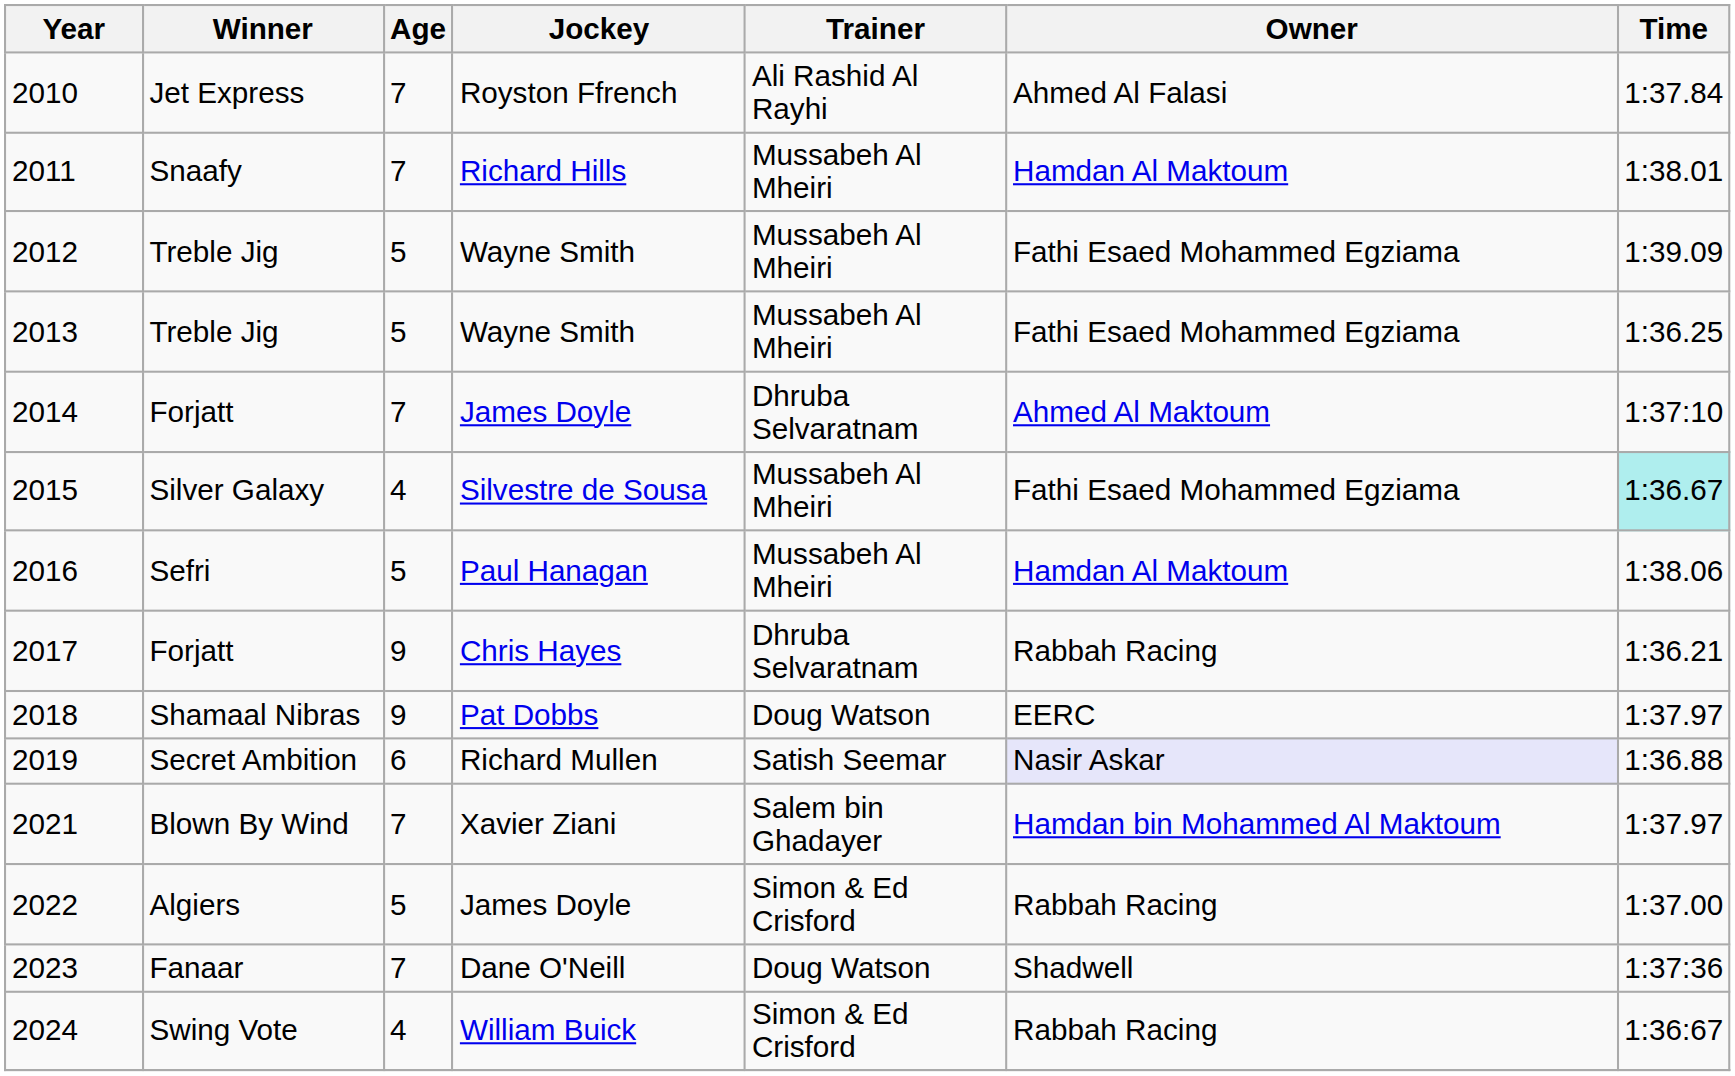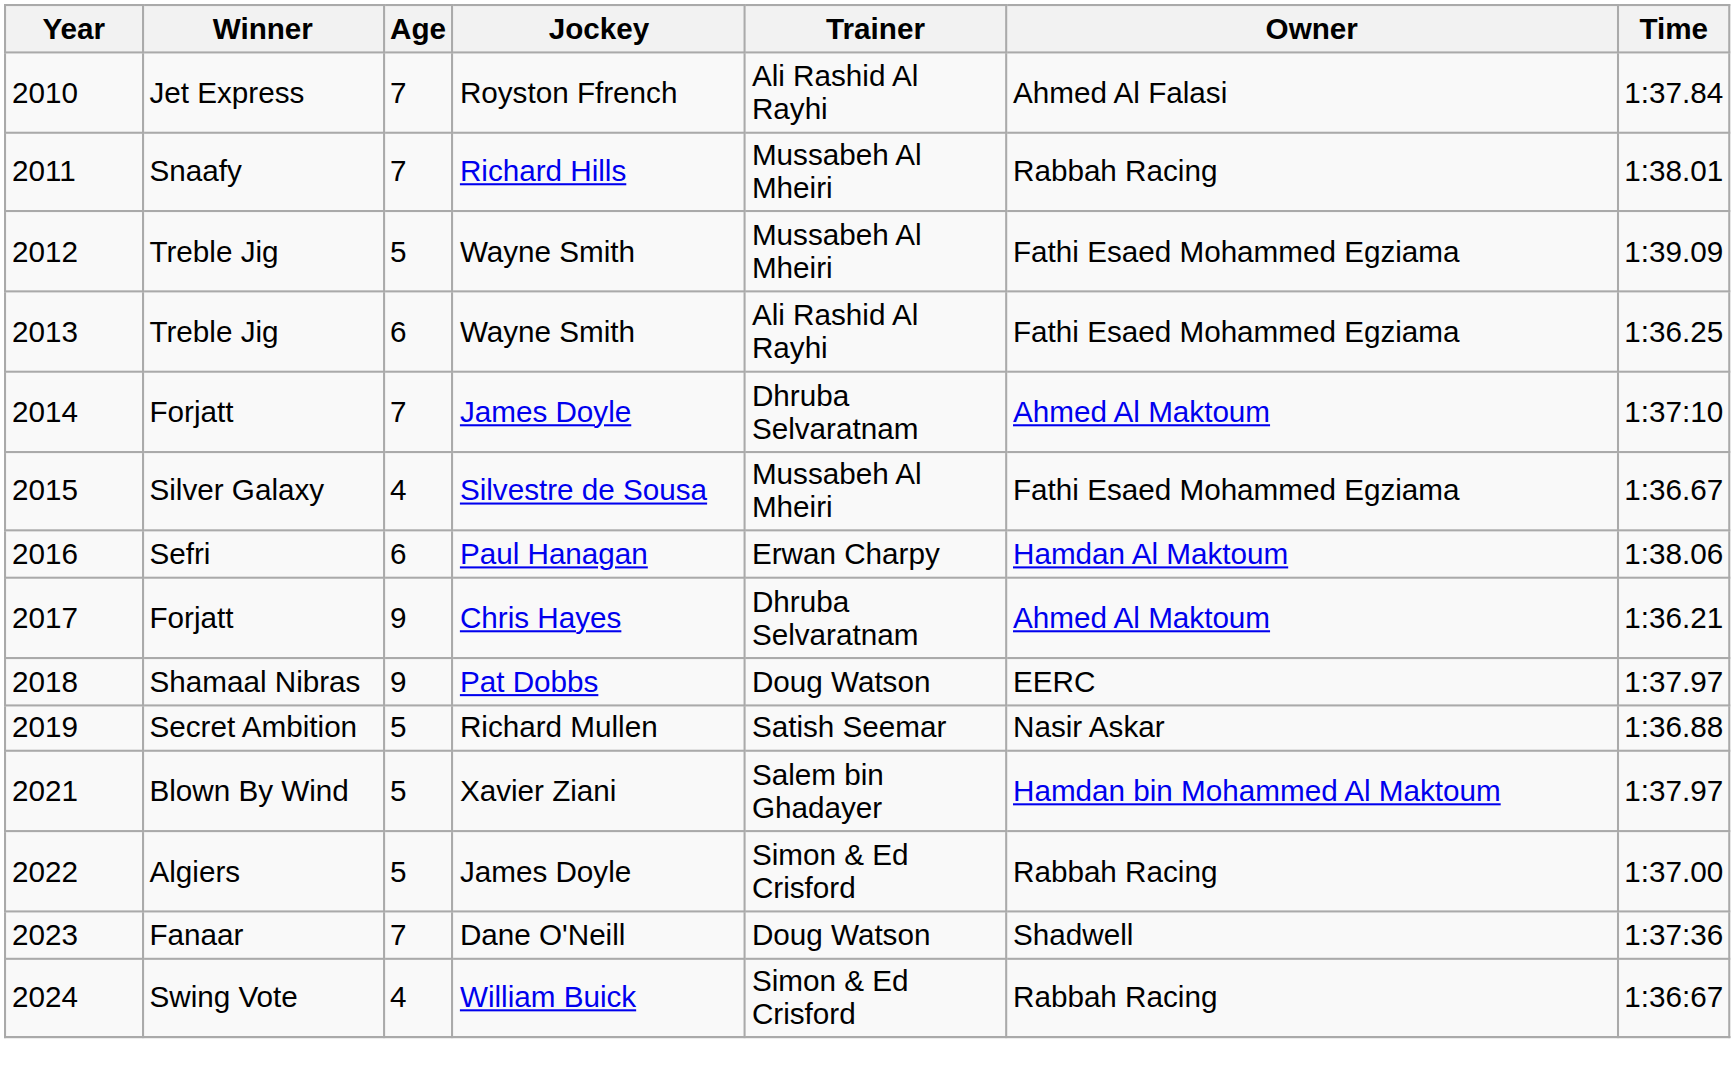(1151, 172) Hamdan Al Maktoum -> (1115, 172) Rabbah Racing
(398, 332) 5 -> (398, 332) 6
(837, 332) Mussabeh Al Mheiri -> (835, 332) Ali Rashid Al Rayhi
(1674, 491) paleturquoise background -> (1674, 491) no background
(398, 571) 5 -> (398, 555) 6
(837, 571) Mussabeh Al Mheiri -> (846, 555) Erwan Charpy
(1115, 651) Rabbah Racing -> (1142, 618) Ahmed Al Maktoum
(398, 761) 6 -> (398, 728) 5
(1089, 761) lavender background -> (1089, 728) no background
(398, 825) 7 -> (398, 792) 5
